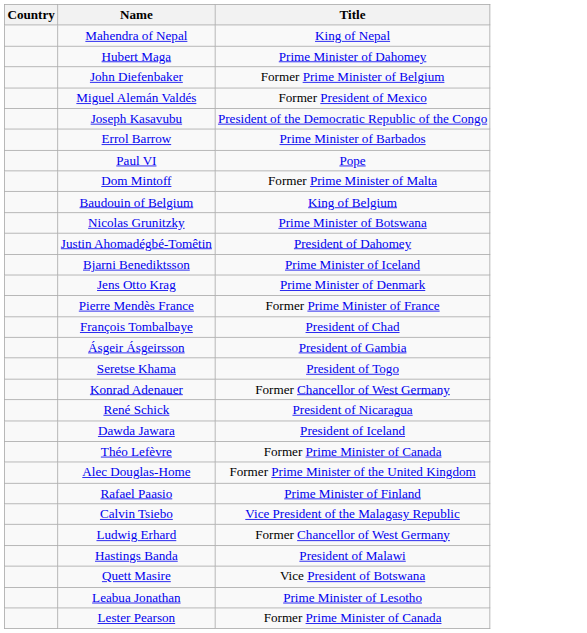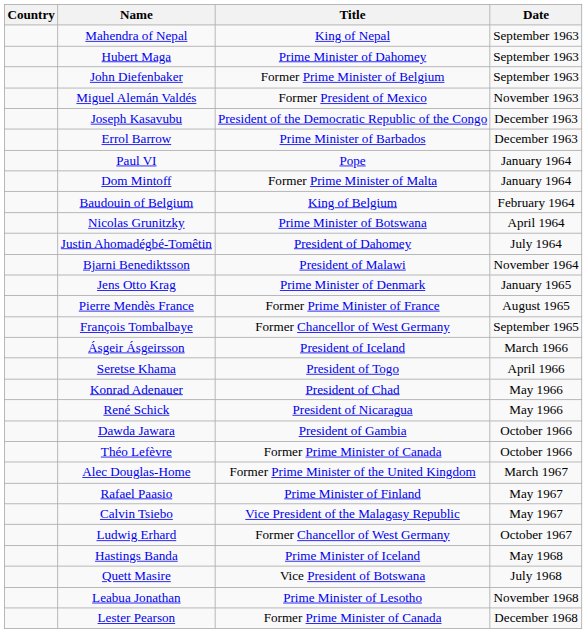+ column: (536, 14)
(353, 264) Prime Minister of Iceland -> (353, 264) President of Malawi
(353, 327) President of Chad -> (353, 327) Former Chancellor of West Germany
(353, 347) President of Gambia -> (353, 347) President of Iceland
(353, 389) Former Chancellor of West Germany -> (353, 389) President of Chad
(353, 431) President of Iceland -> (353, 431) President of Gambia
(353, 555) President of Malawi -> (353, 555) Prime Minister of Iceland
